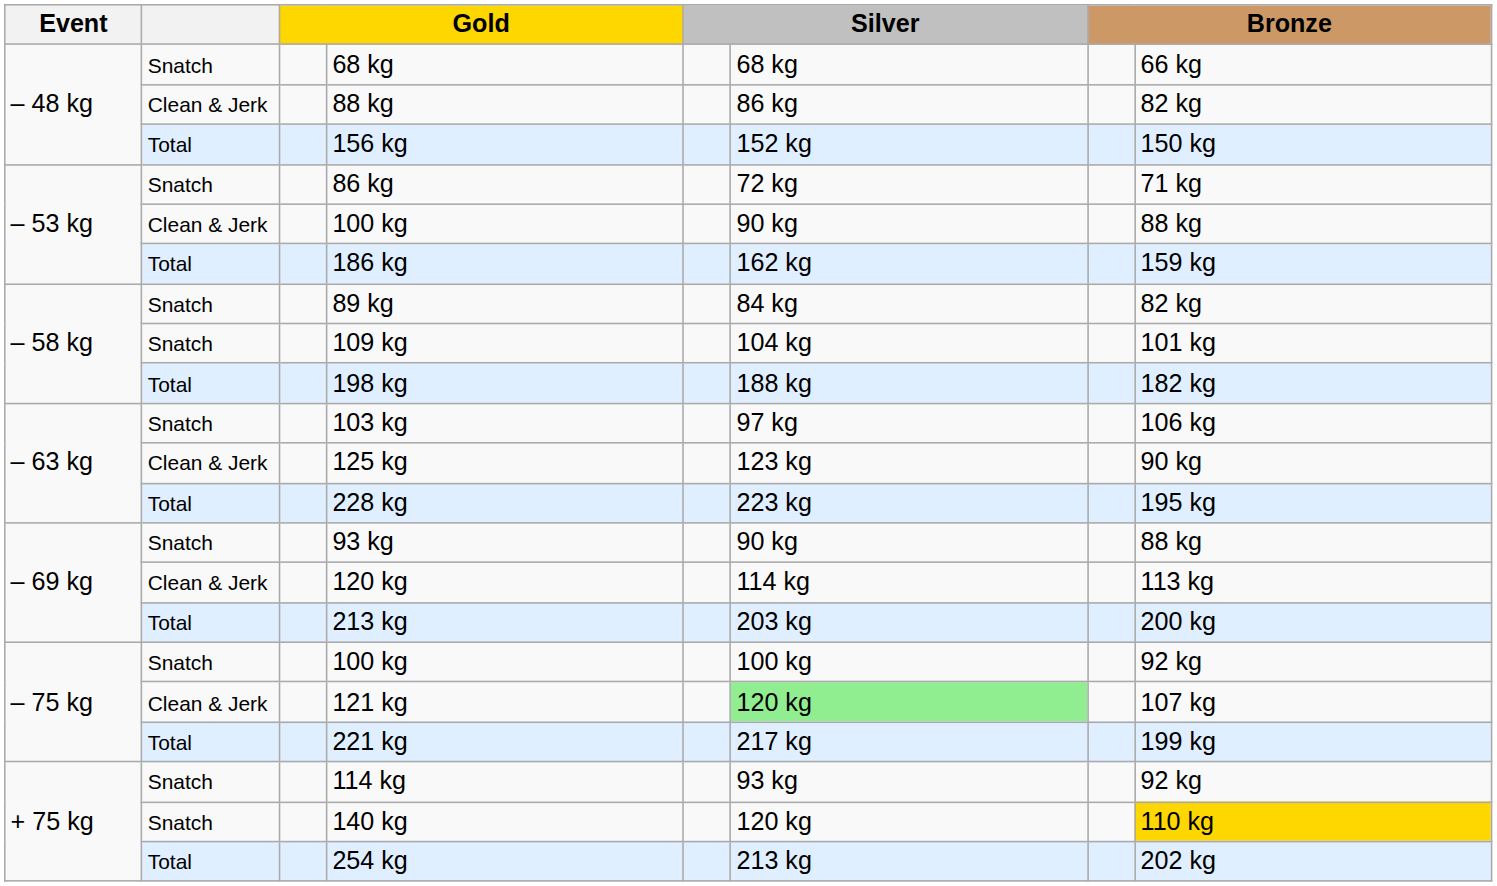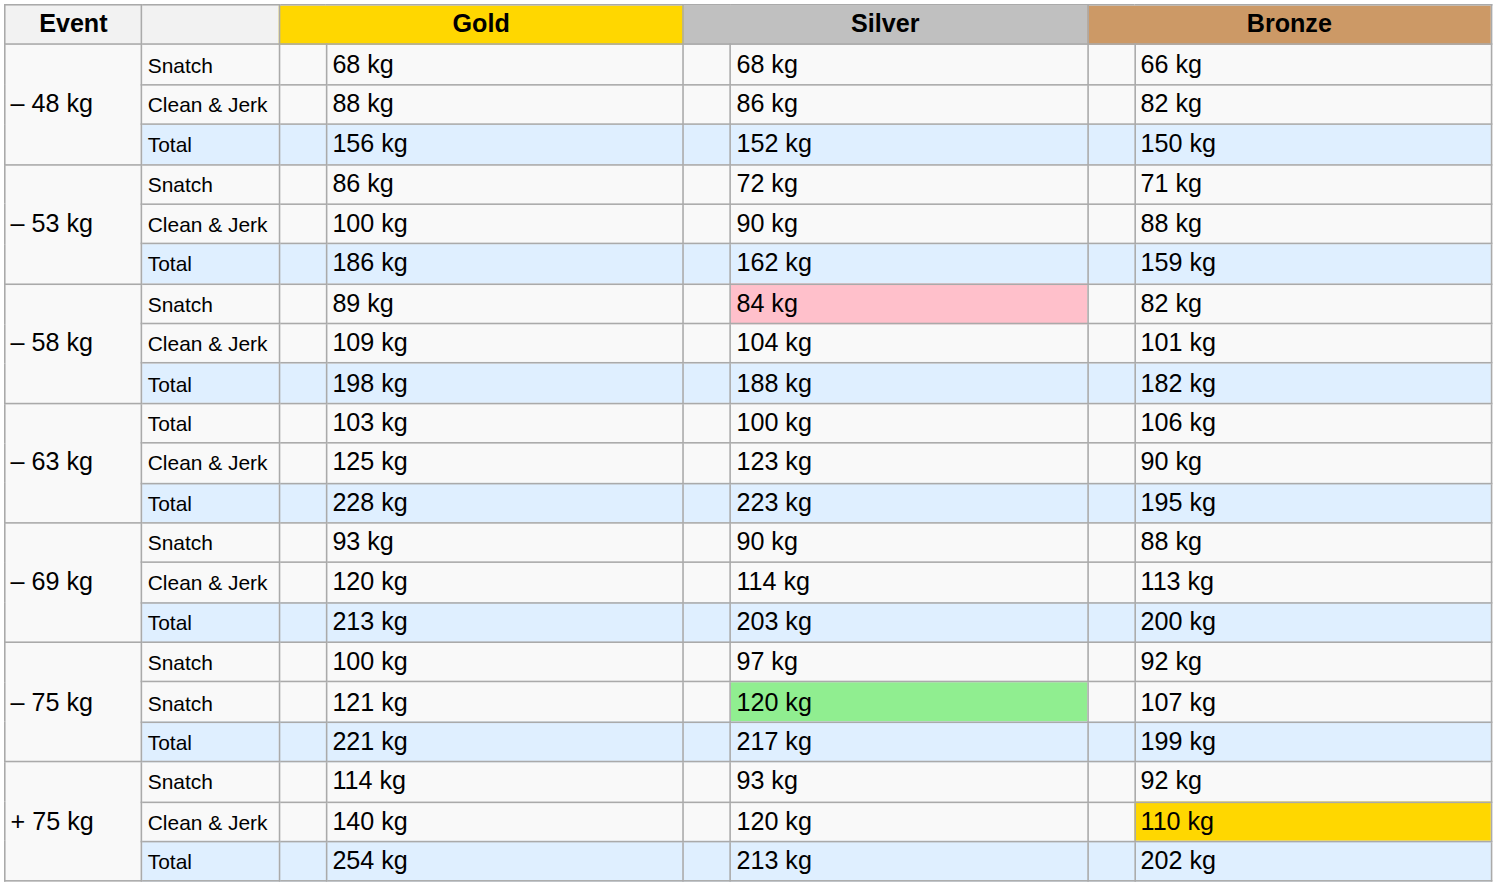(767, 303) no background -> (767, 303) pink background
(180, 344) Snatch -> (208, 344) Clean & Jerk
(180, 424) Snatch -> (170, 424) Total
(767, 422) 97 kg -> (774, 422) 100 kg
(774, 661) 100 kg -> (767, 661) 97 kg
(208, 703) Clean & Jerk -> (180, 703) Snatch
(180, 822) Snatch -> (208, 822) Clean & Jerk
